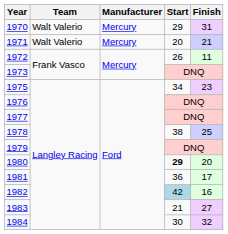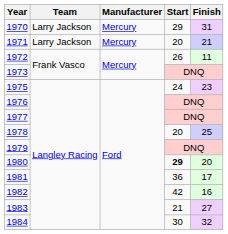(57, 27) Walt Valerio -> (62, 27) Larry Jackson
(57, 42) Walt Valerio -> (62, 42) Larry Jackson
(178, 87) 34 -> (178, 87) 24
(178, 132) 38 -> (178, 132) 20
(178, 192) lightblue background -> (178, 192) no background
